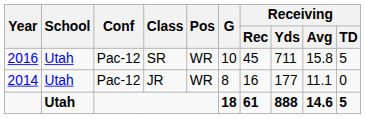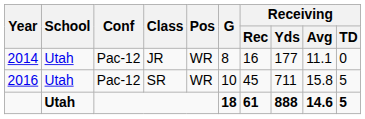rows swapped: (155, 80) <-> (156, 59)
